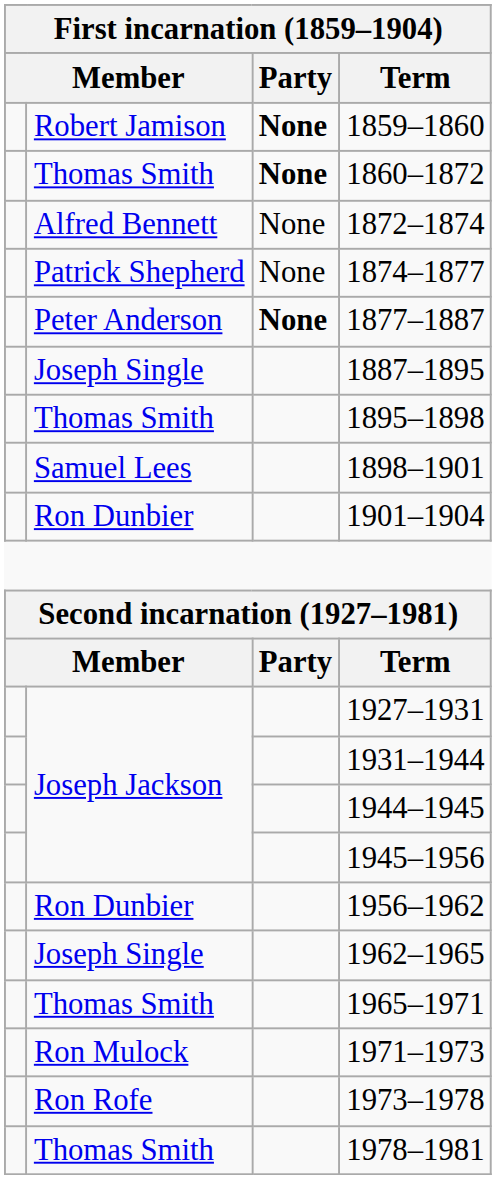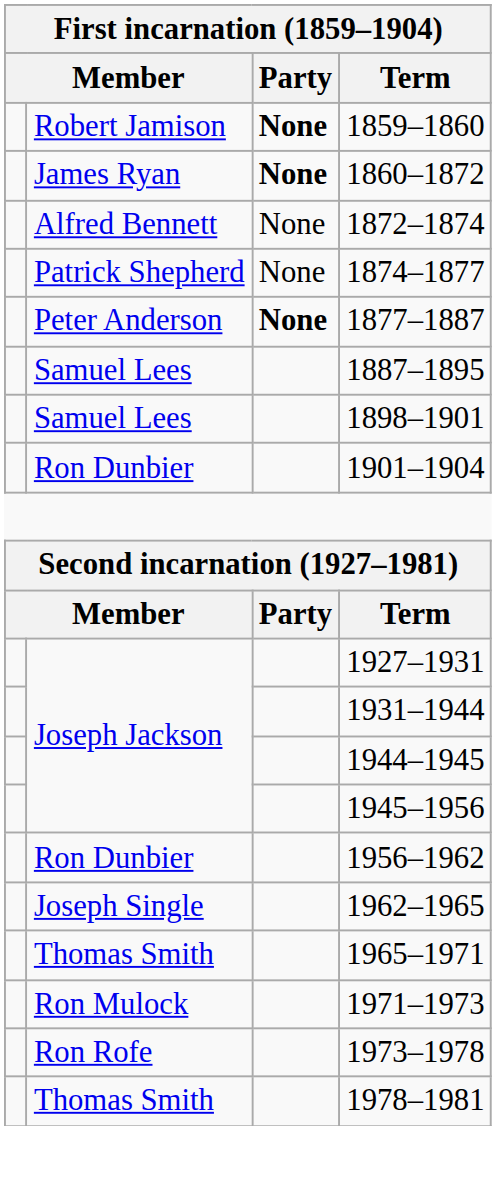(124, 175) Thomas Smith -> (107, 175) James Ryan
(119, 369) Joseph Single -> (113, 369) Samuel Lees
- row: (415, 418)
